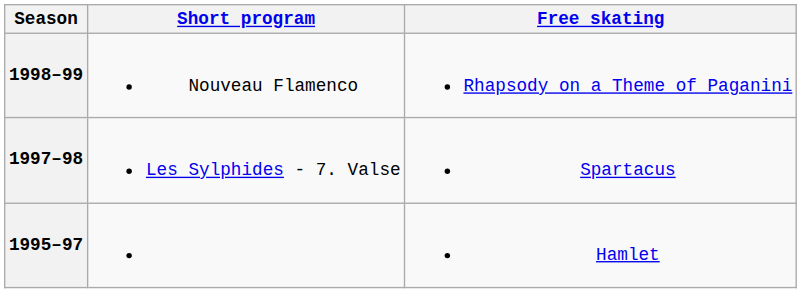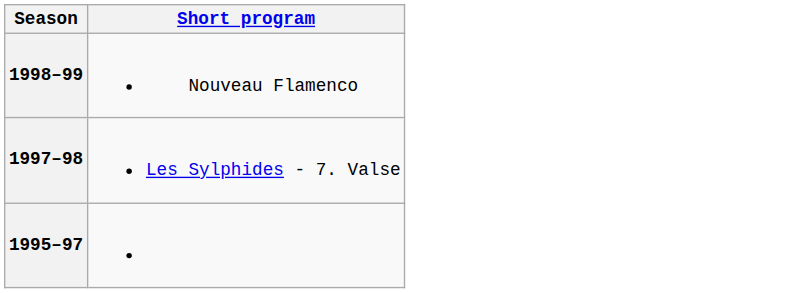- column: (601, 19)
